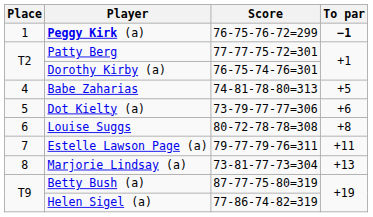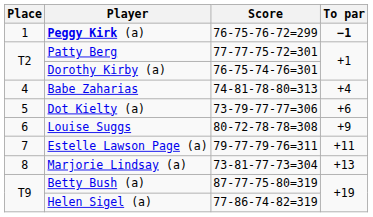(344, 89) +5 -> (344, 89) +4
(344, 127) +8 -> (344, 127) +9
